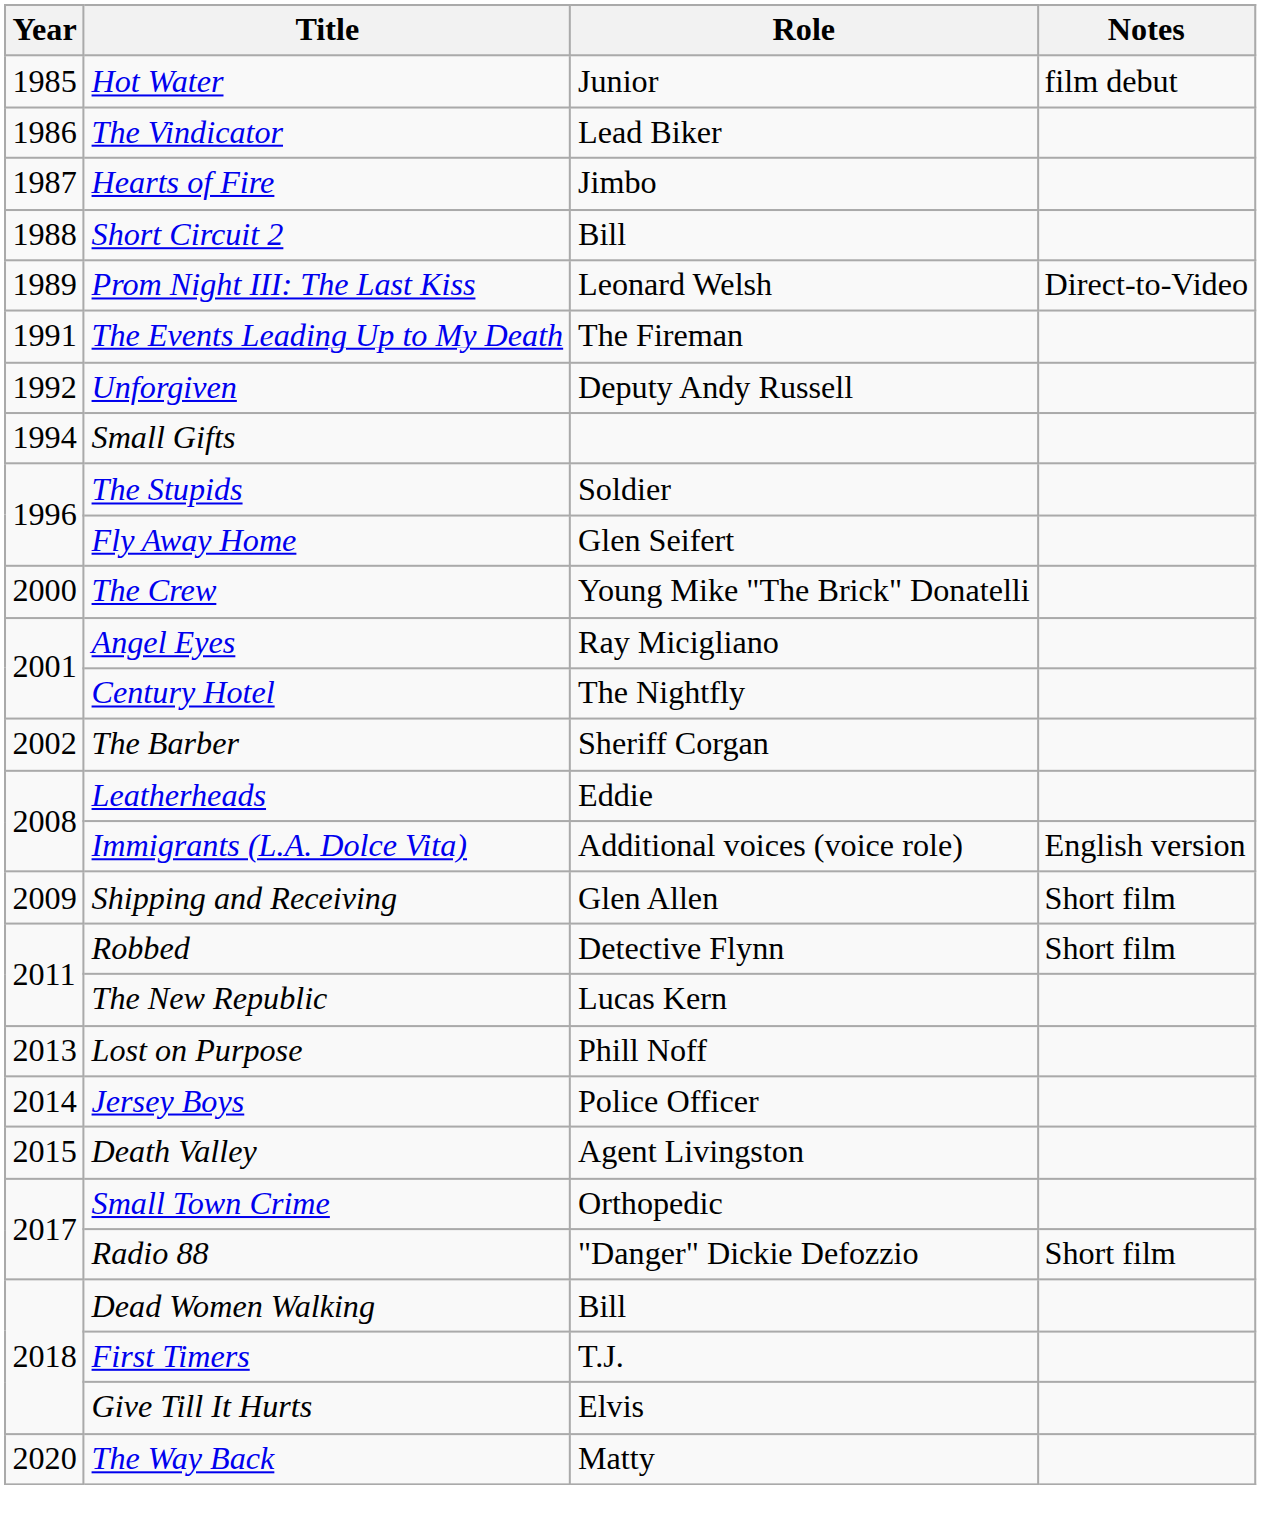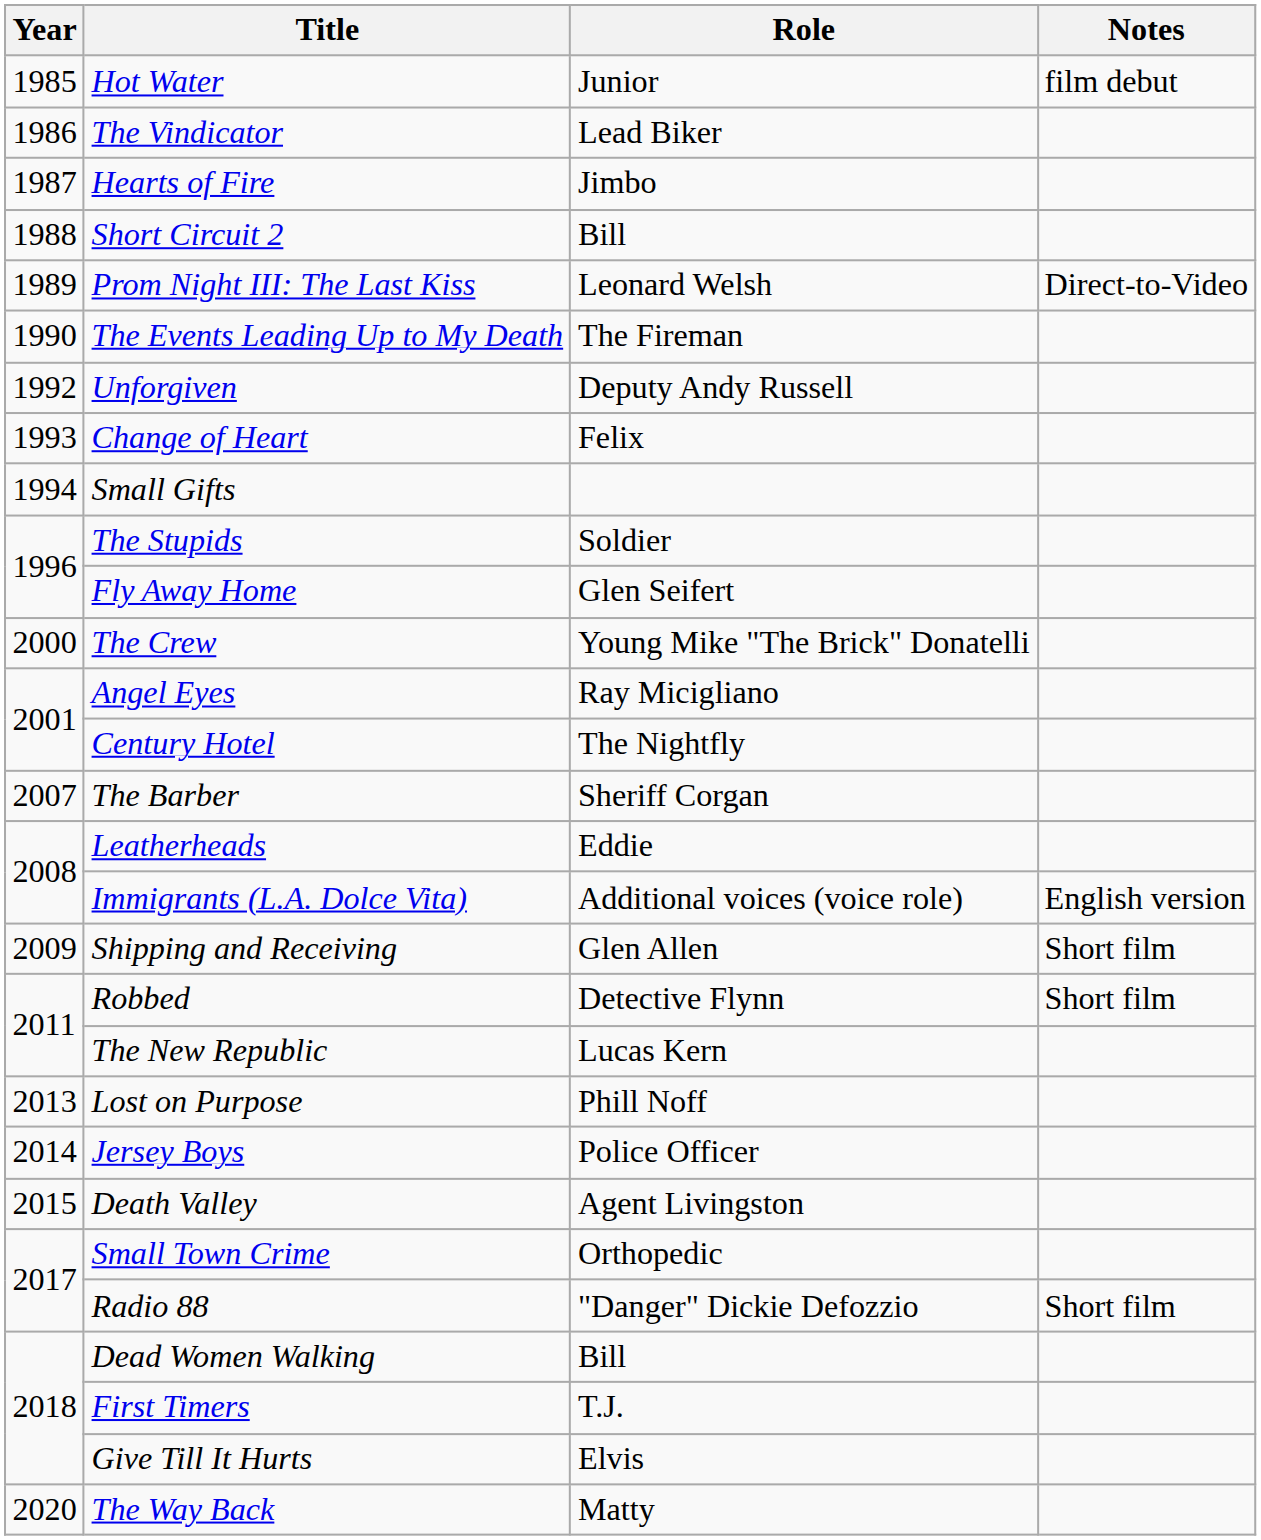(45, 336) 1991 -> (45, 336) 1990
+ row: (200, 438)
(45, 744) 2002 -> (45, 795) 2007
